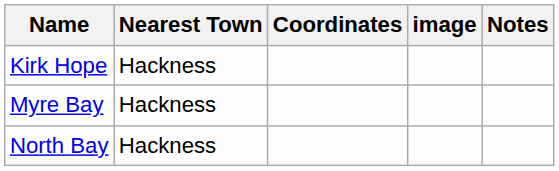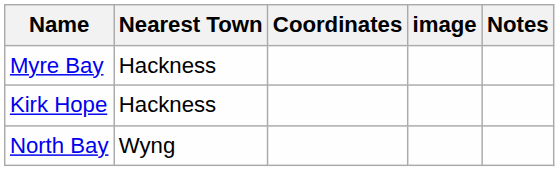rows swapped: (59, 64) <-> (57, 104)
(167, 145) Hackness -> (147, 145) Wyng
